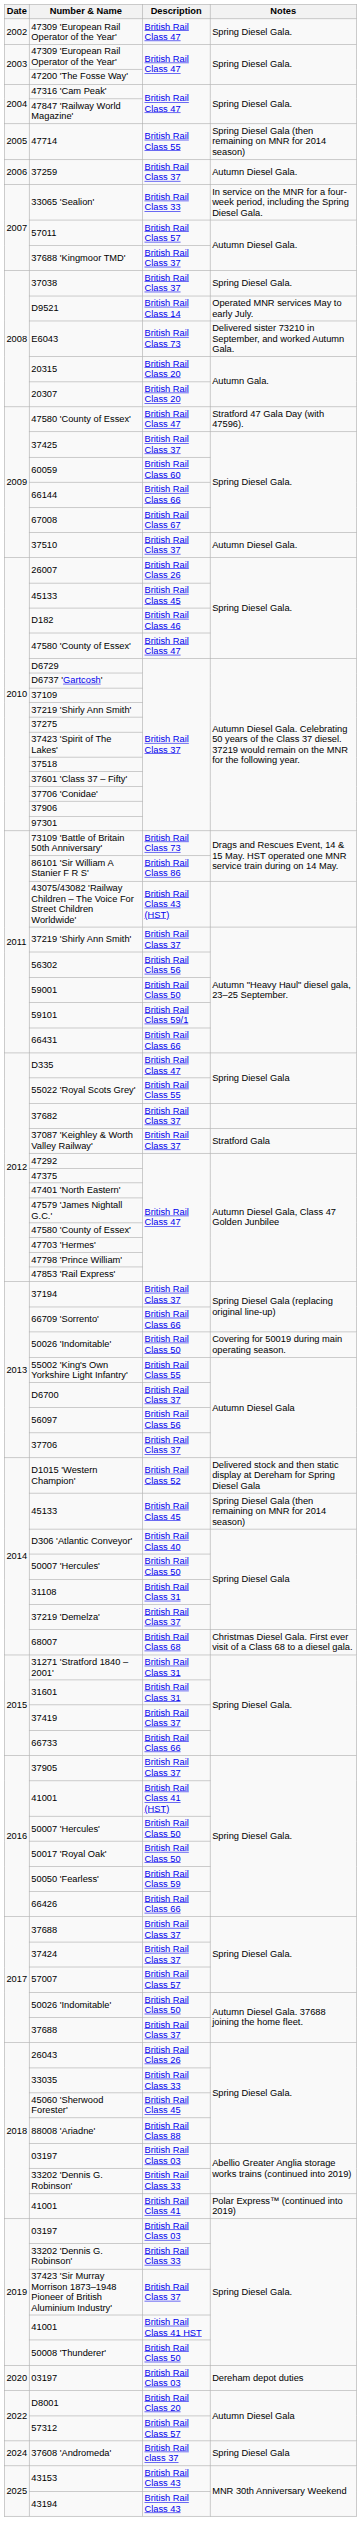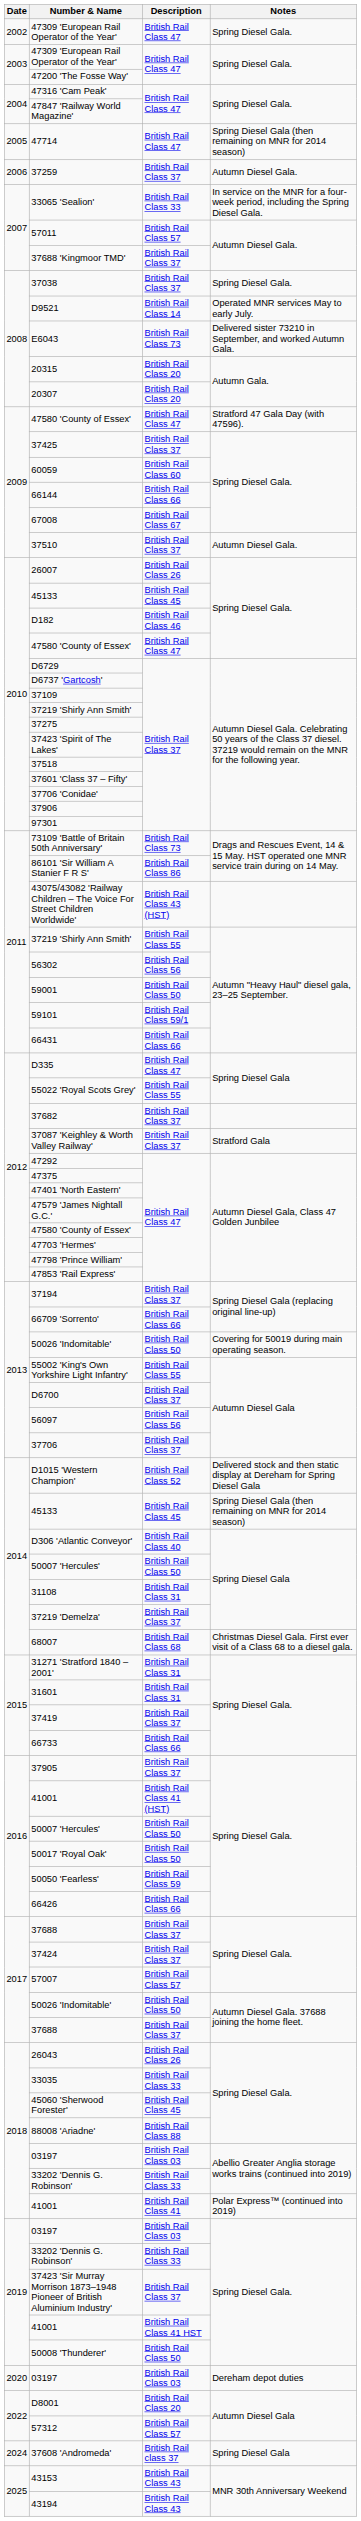(167, 141) British Rail Class 55 -> (167, 141) British Rail Class 47
(167, 939) British Rail Class 37 -> (167, 939) British Rail Class 55
